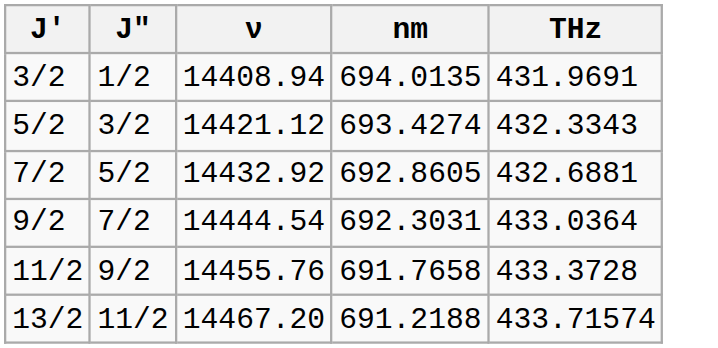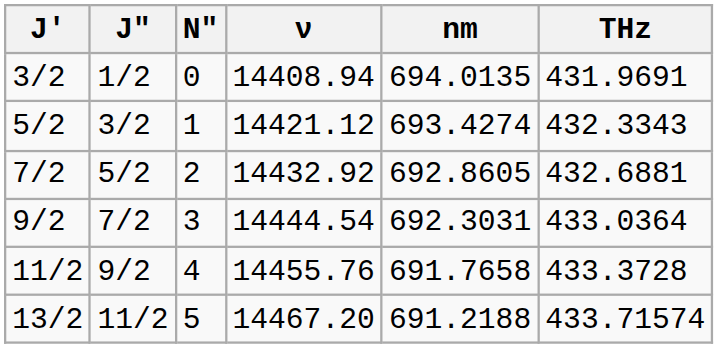+ column: (201, 29)
